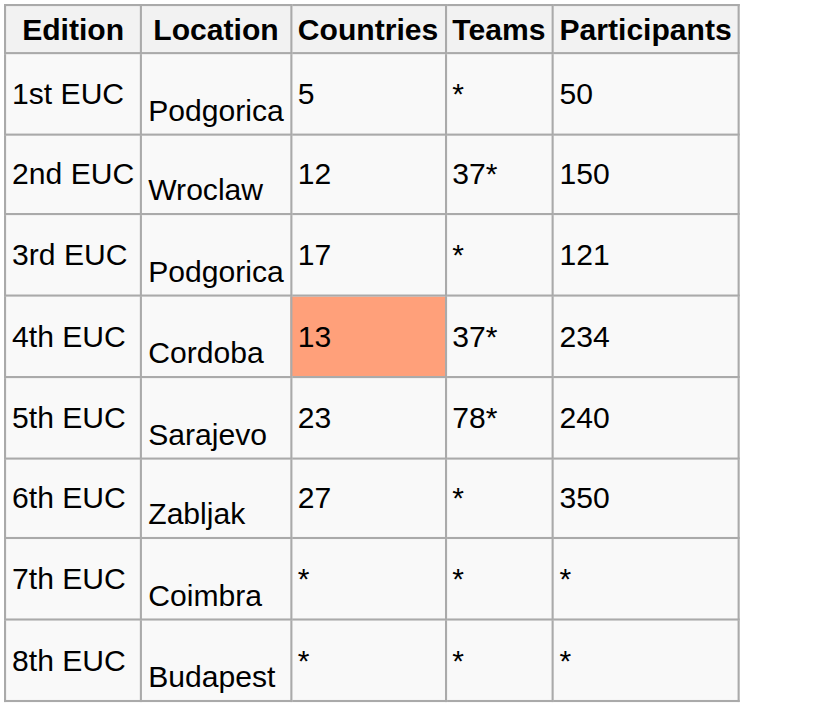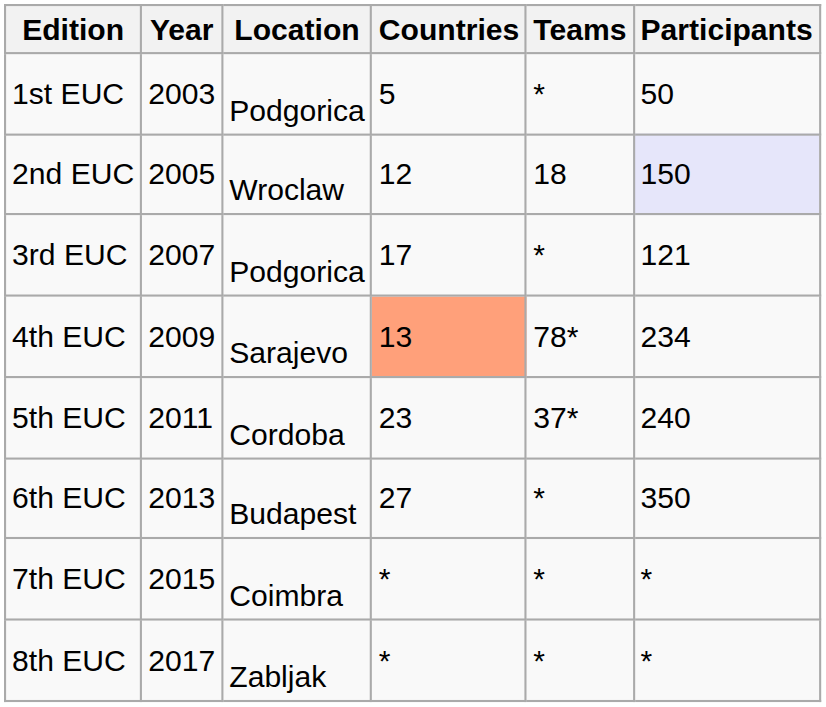+ column: (182, 29)
(475, 174) 37* -> (550, 174) 18
(585, 174) no background -> (666, 174) lavender background
(206, 353) Cordoba -> (289, 353) Sarajevo
(475, 336) 37* -> (556, 336) 78*
(208, 434) Sarajevo -> (287, 434) Cordoba
(475, 417) 78* -> (556, 417) 37*
(197, 515) Zabljak -> (293, 515) Budapest
(212, 677) Budapest -> (278, 677) Zabljak
